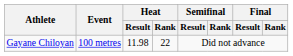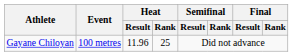(138, 43) 11.98 -> (138, 43) 11.96
(165, 43) 22 -> (165, 43) 25
